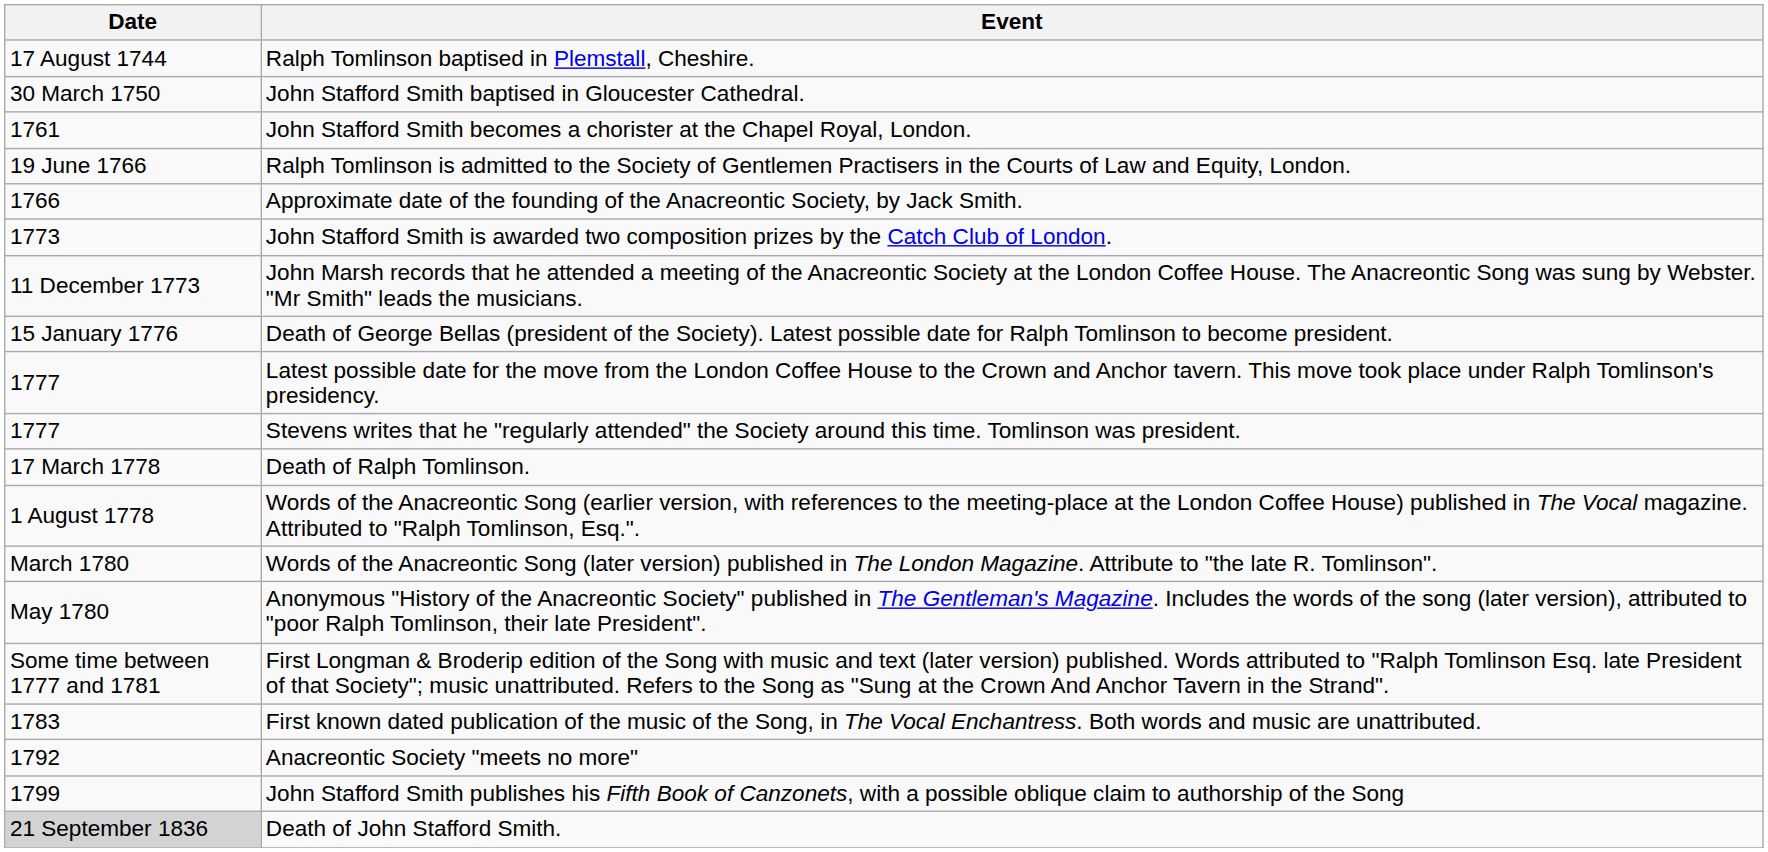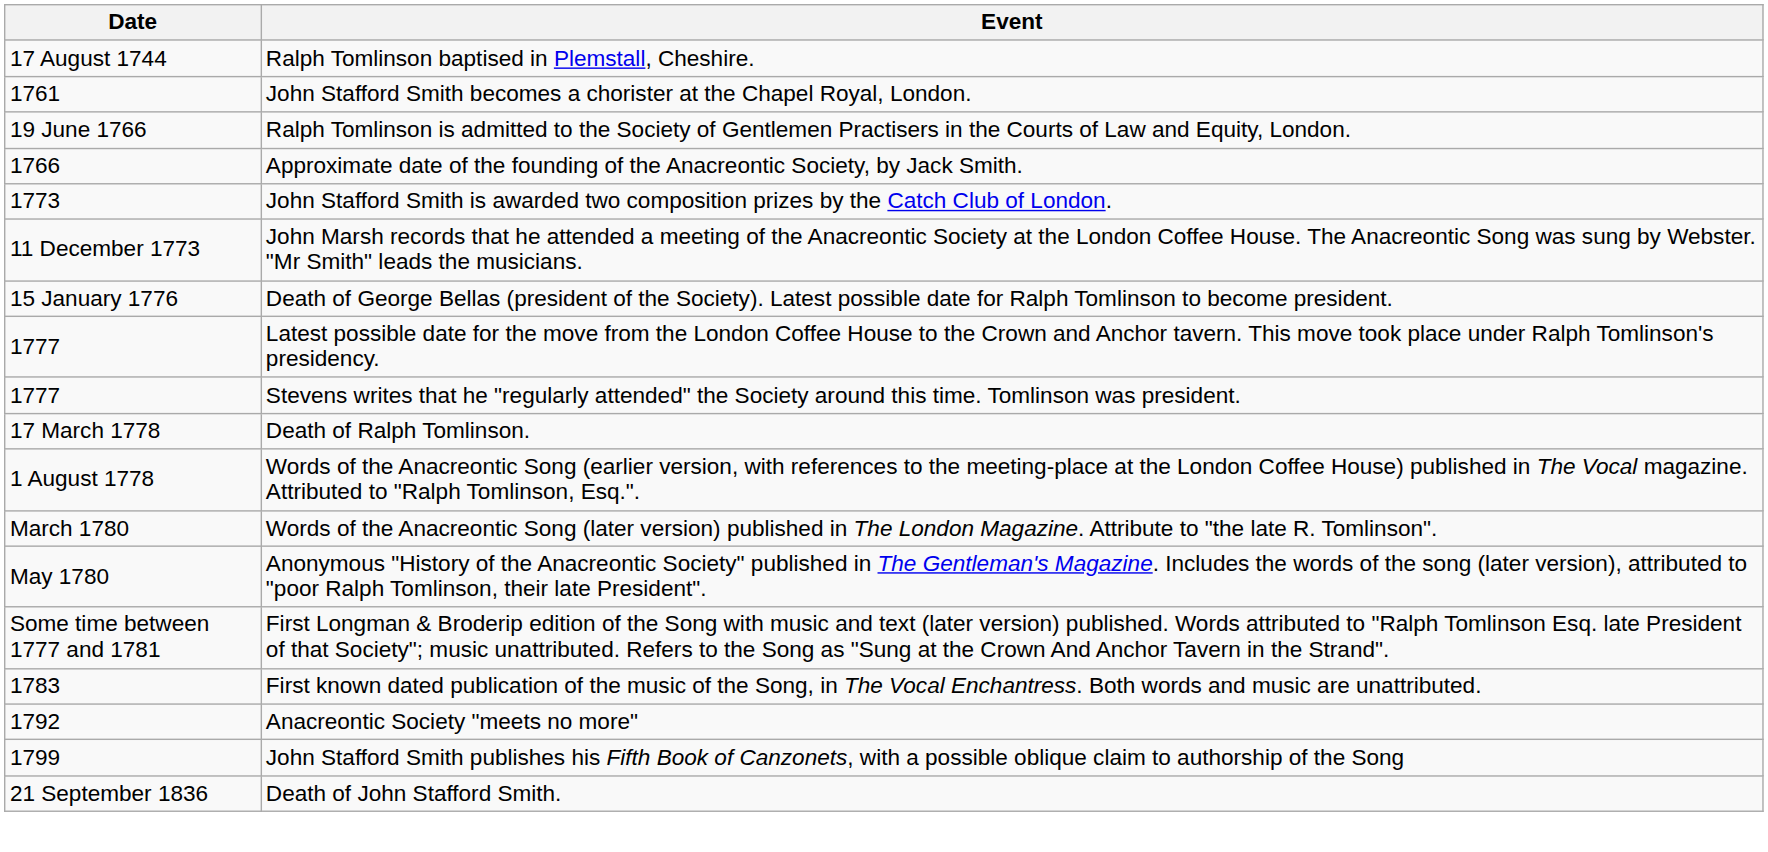- row: (535, 93)
(109, 829) lightgrey background -> (109, 793) no background
